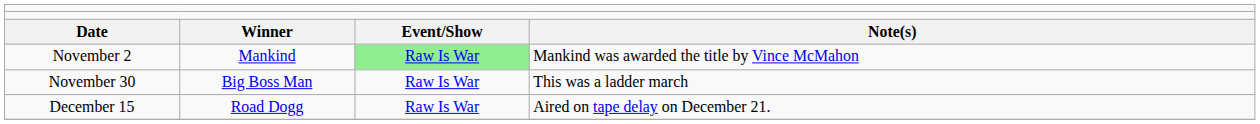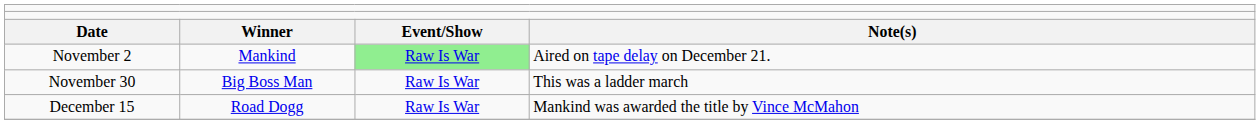(696, 56) Mankind was awarded the title by Vince McMahon -> (652, 56) Aired on tape delay on December 21.
(652, 107) Aired on tape delay on December 21. -> (696, 107) Mankind was awarded the title by Vince McMahon
